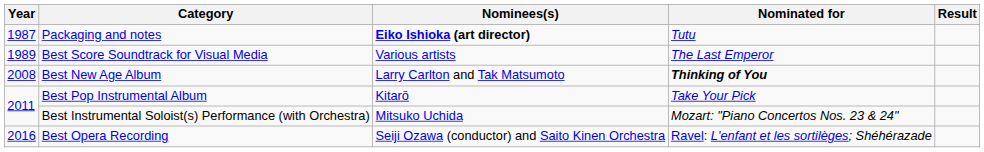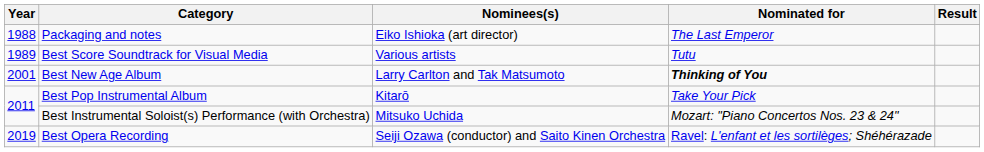(22, 34) 1987 -> (22, 34) 1988
(453, 34) bold -> (447, 34) normal
(683, 34) Tutu -> (722, 34) The Last Emperor
(722, 55) The Last Emperor -> (683, 55) Tutu
(22, 75) 2008 -> (22, 75) 2001
(22, 136) 2016 -> (22, 136) 2019
